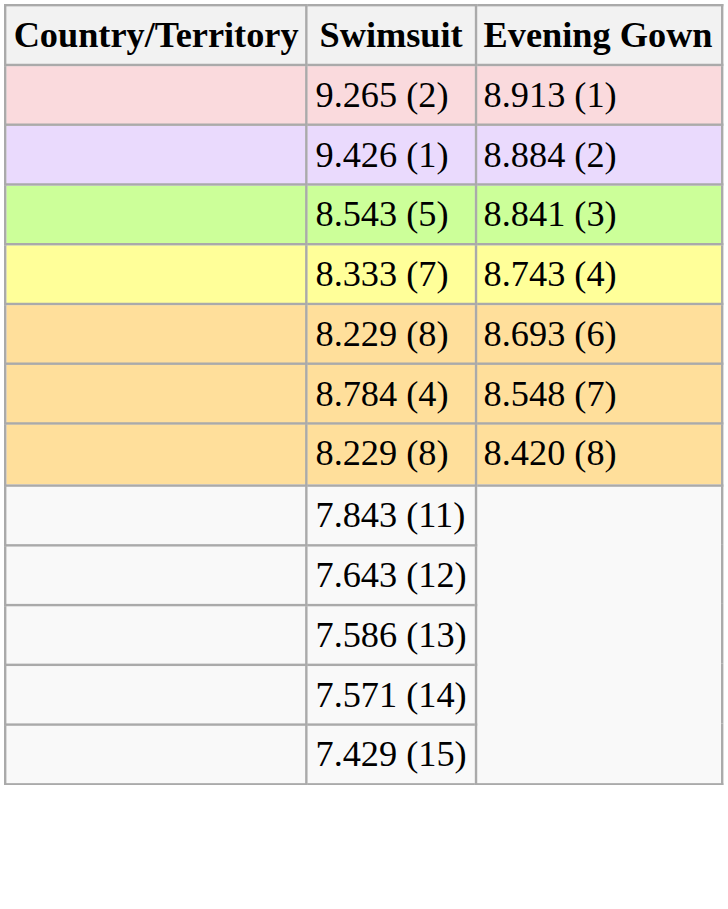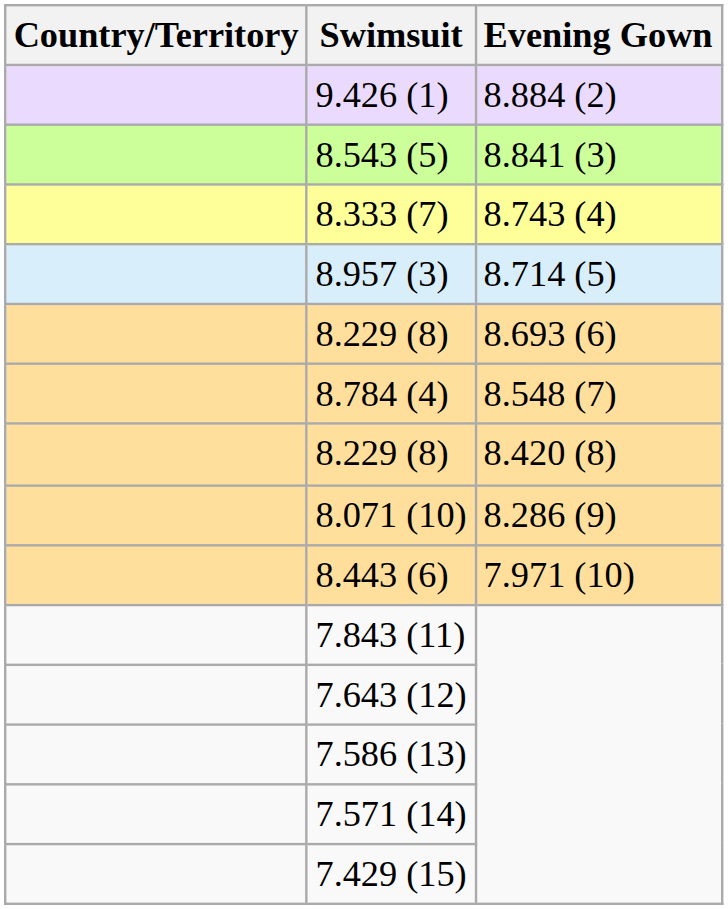- row: (382, 94)
+ row: (382, 274)
+ row: (391, 513)
+ row: (382, 573)
